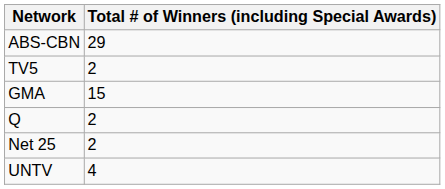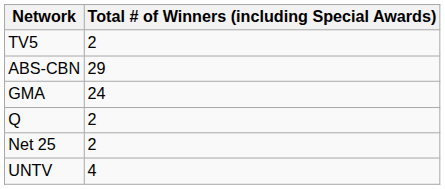rows swapped: (44, 42) <-> (23, 68)
(97, 94) 15 -> (97, 94) 24
